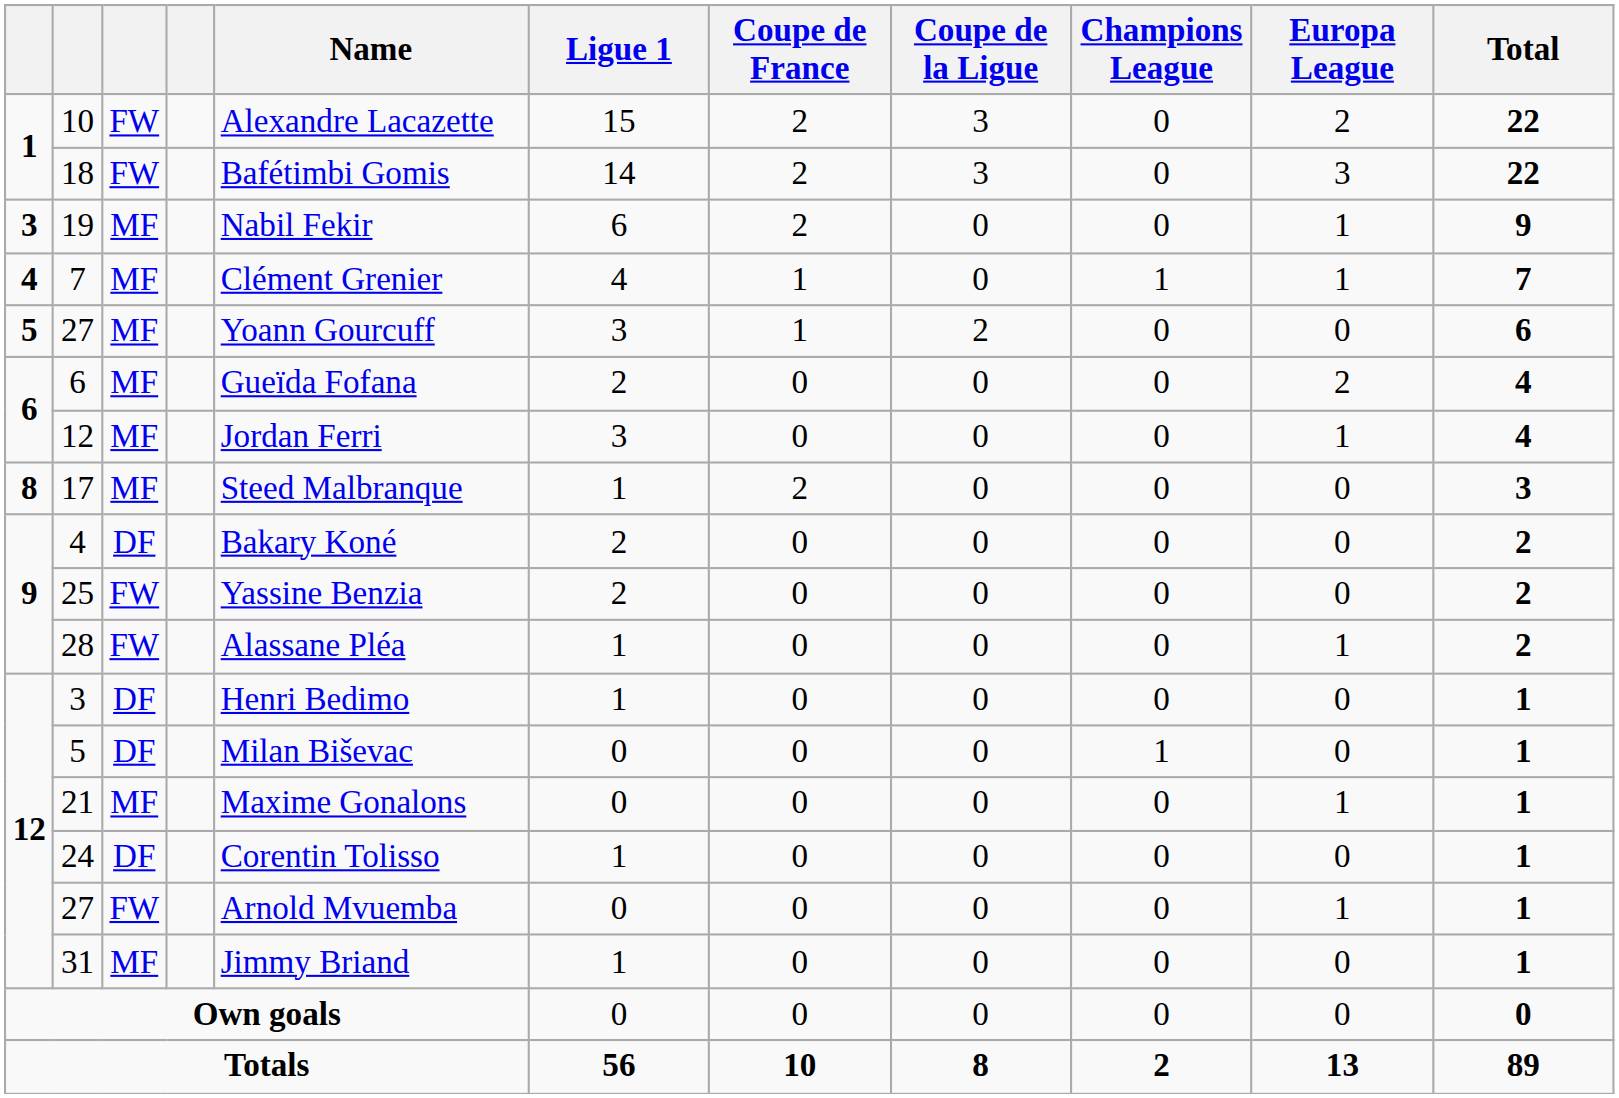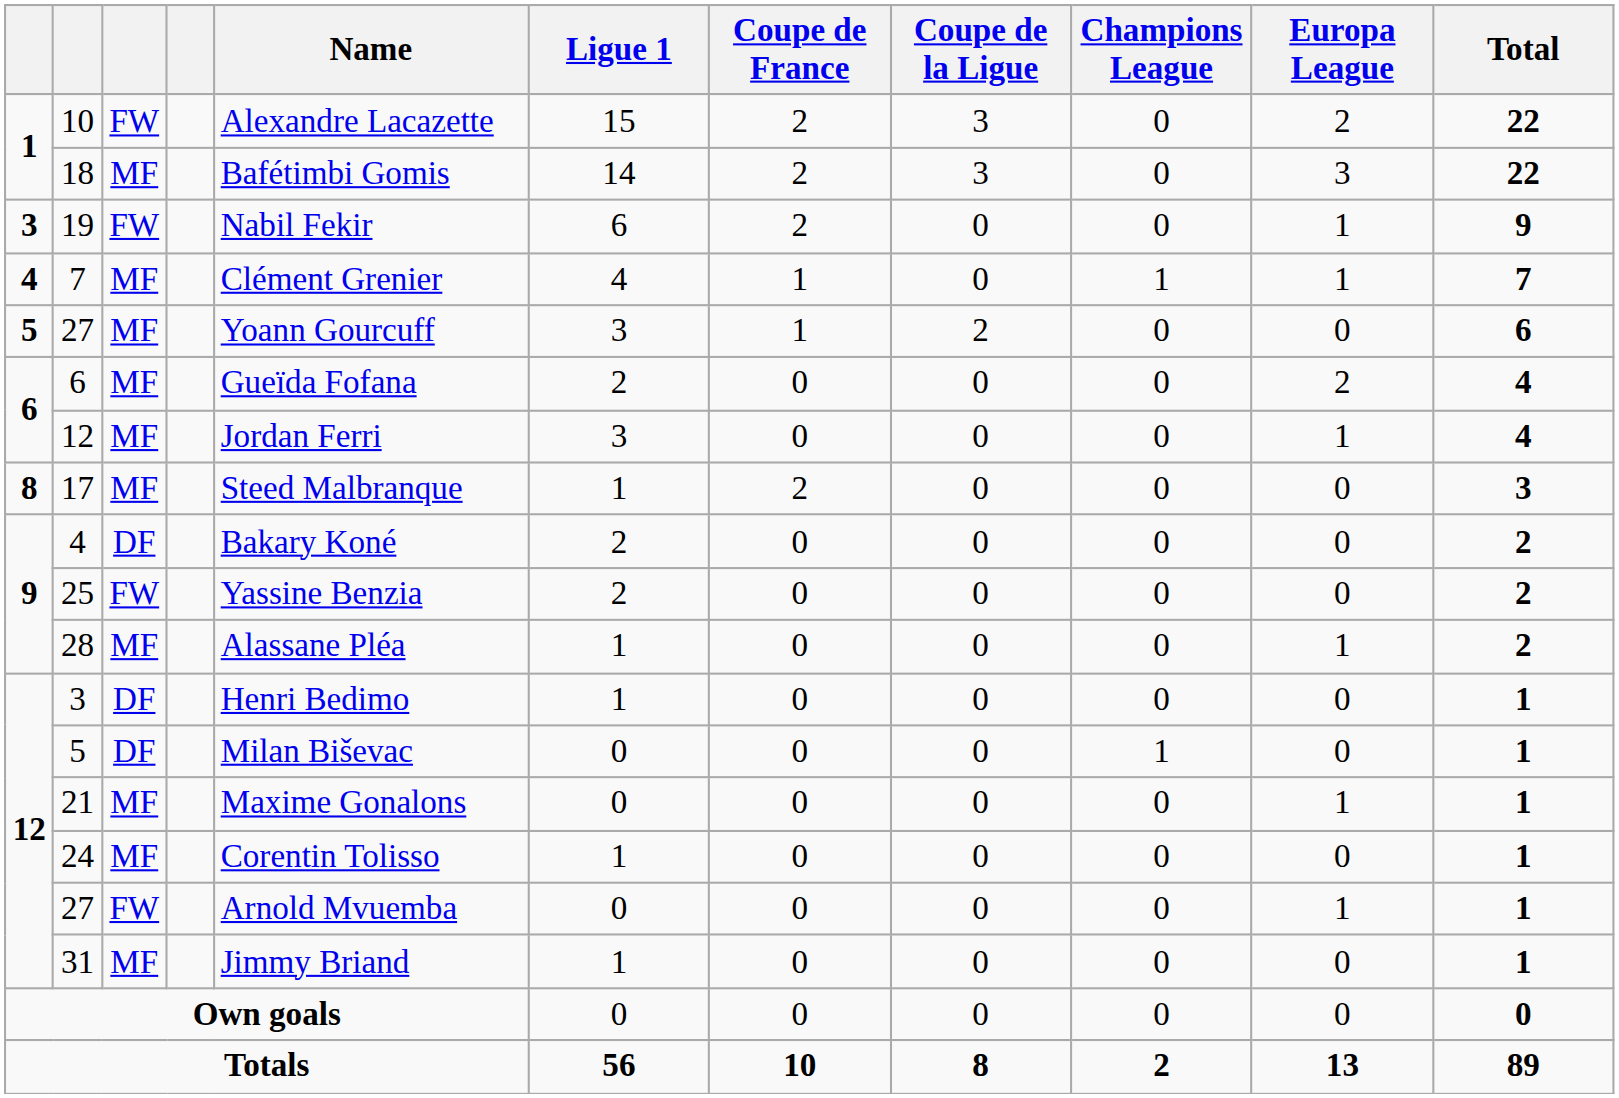(134, 173) FW -> (134, 173) MF
(134, 225) MF -> (134, 225) FW
(134, 645) FW -> (134, 645) MF
(134, 855) DF -> (134, 855) MF
